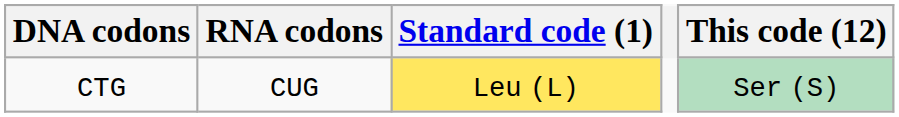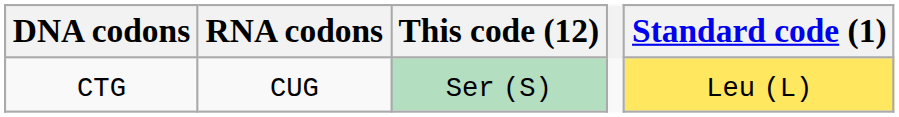columns swapped: (786, 31) <-> (526, 31)
